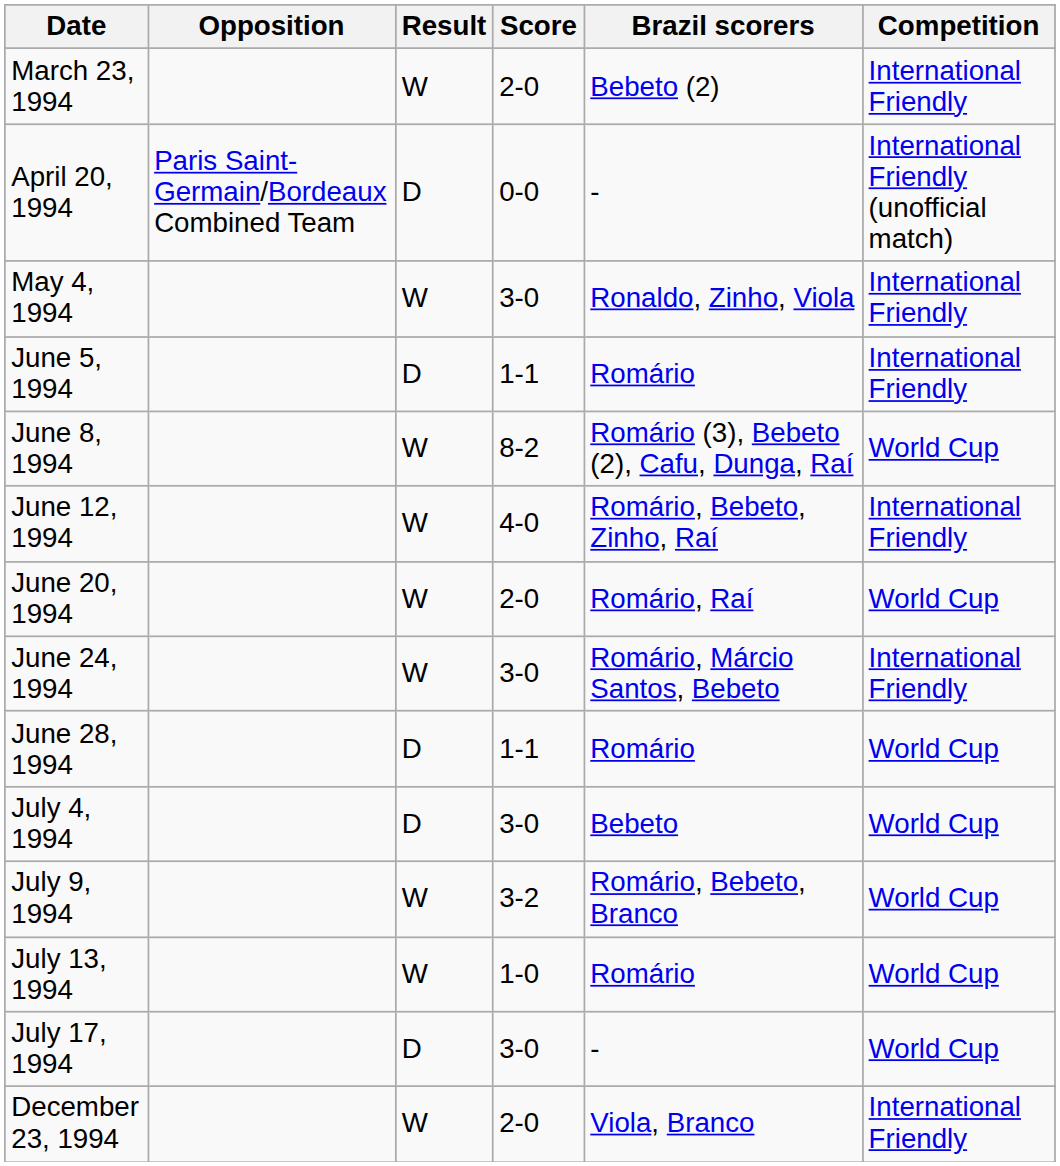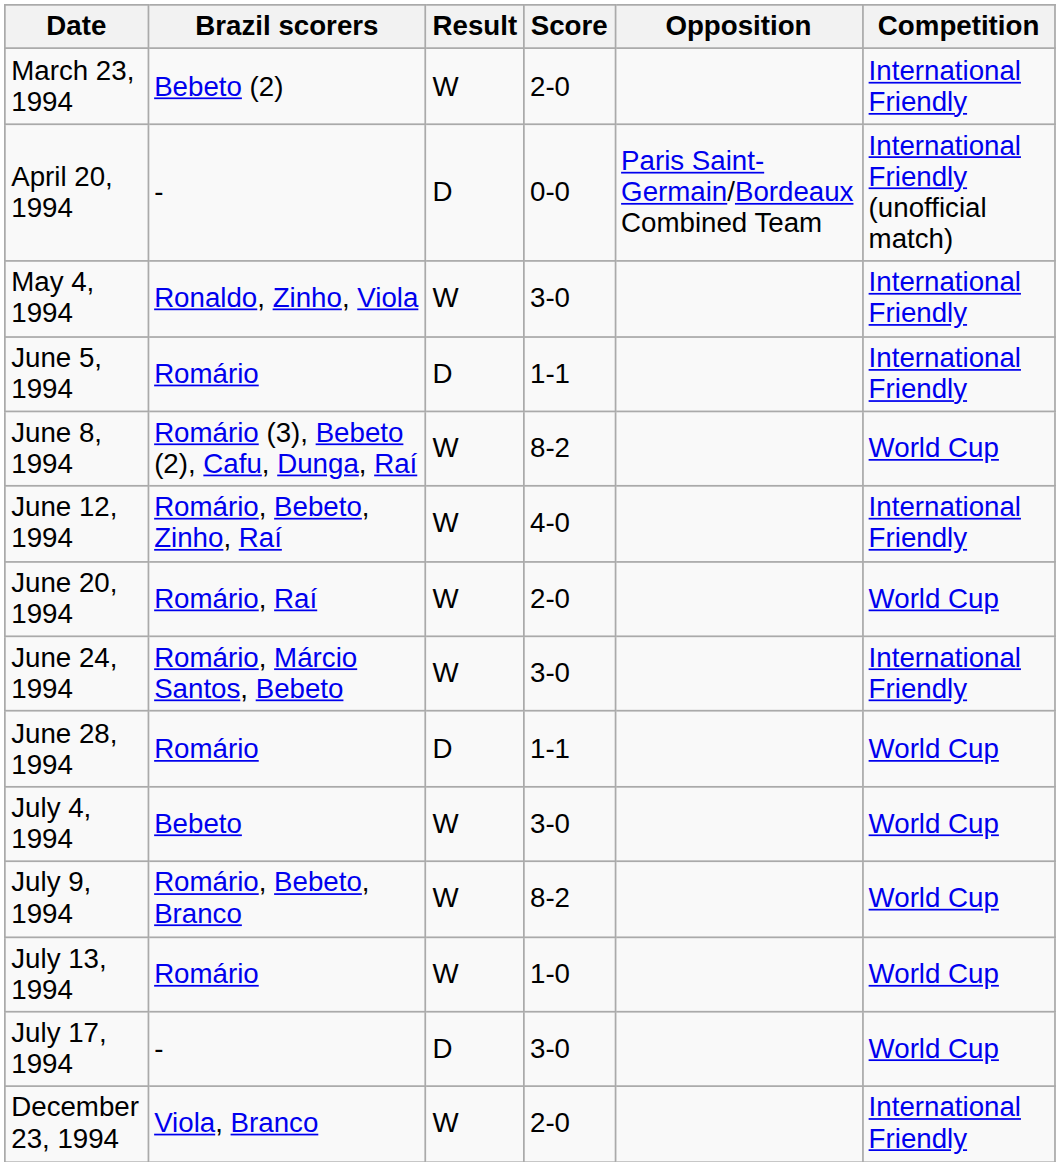columns swapped: (272, 26) <-> (723, 26)
(412, 823) D -> (446, 823) W
(519, 898) 3-2 -> (550, 898) 8-2
